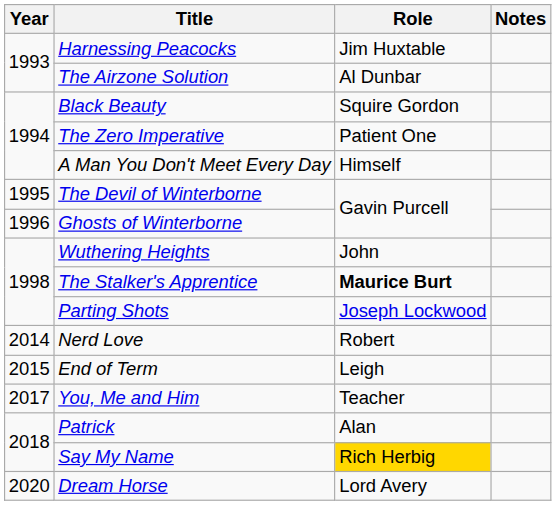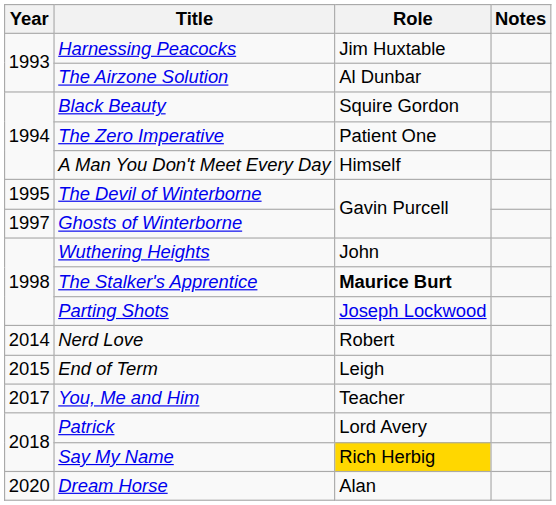(29, 223) 1996 -> (29, 223) 1997
(358, 427) Alan -> (383, 427) Lord Avery
(383, 485) Lord Avery -> (358, 485) Alan
